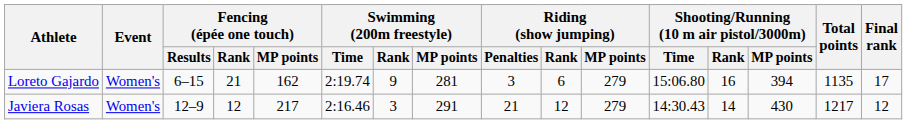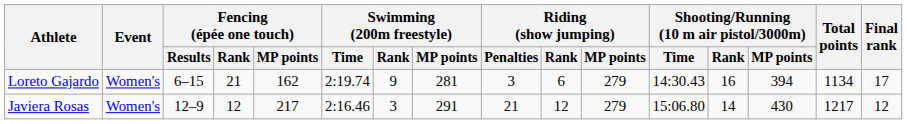(679, 82) 15:06.80 -> (679, 82) 14:30.43
(839, 82) 1135 -> (839, 82) 1134
(679, 106) 14:30.43 -> (679, 106) 15:06.80
